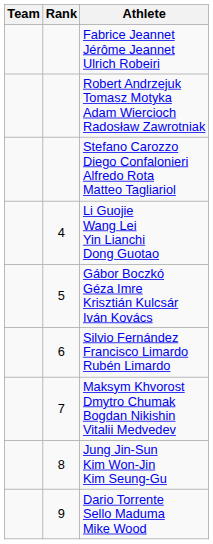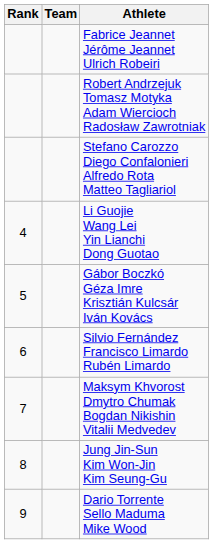columns swapped: (61, 14) <-> (24, 14)
